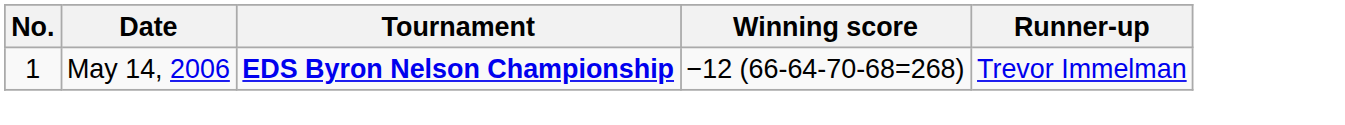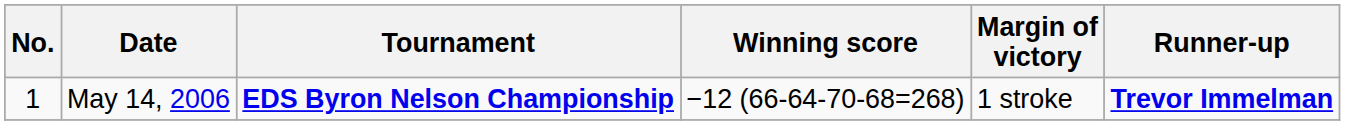+ column: (1038, 41)
(1082, 69) normal -> (1222, 99) bold
